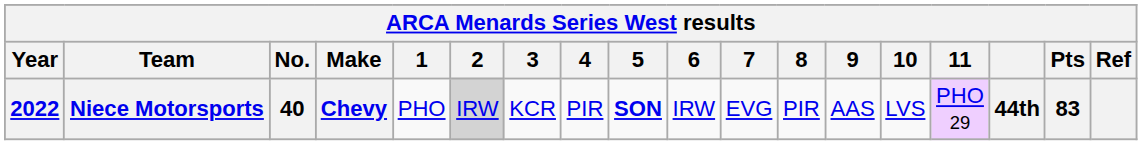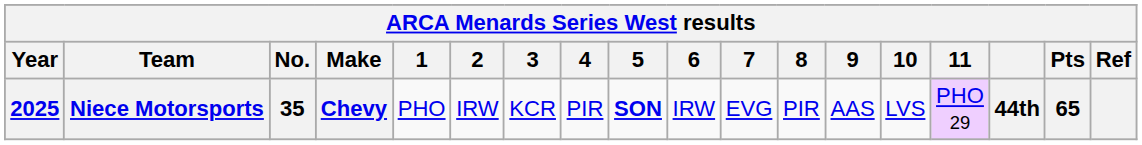(35, 109) 2022 -> (35, 109) 2025
(292, 109) 40 -> (292, 109) 35
(477, 109) lightgrey background -> (477, 109) no background
(1068, 109) 83 -> (1068, 109) 65
